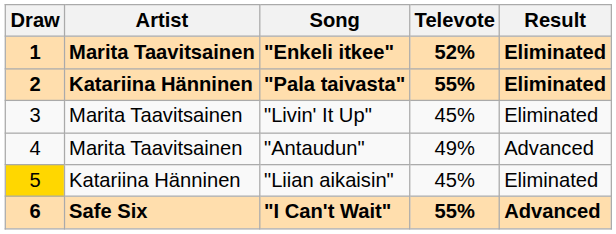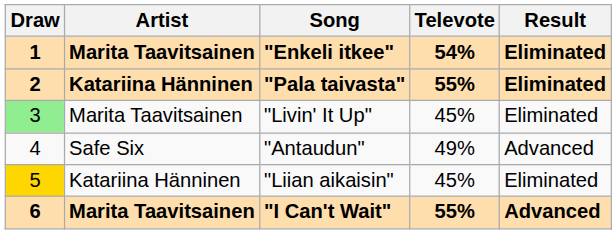(455, 52) 52% -> (455, 52) 54%
(35, 116) no background -> (35, 116) lightgreen background
(156, 148) Marita Taavitsainen -> (107, 148) Safe Six
(108, 212) Safe Six -> (162, 212) Marita Taavitsainen
